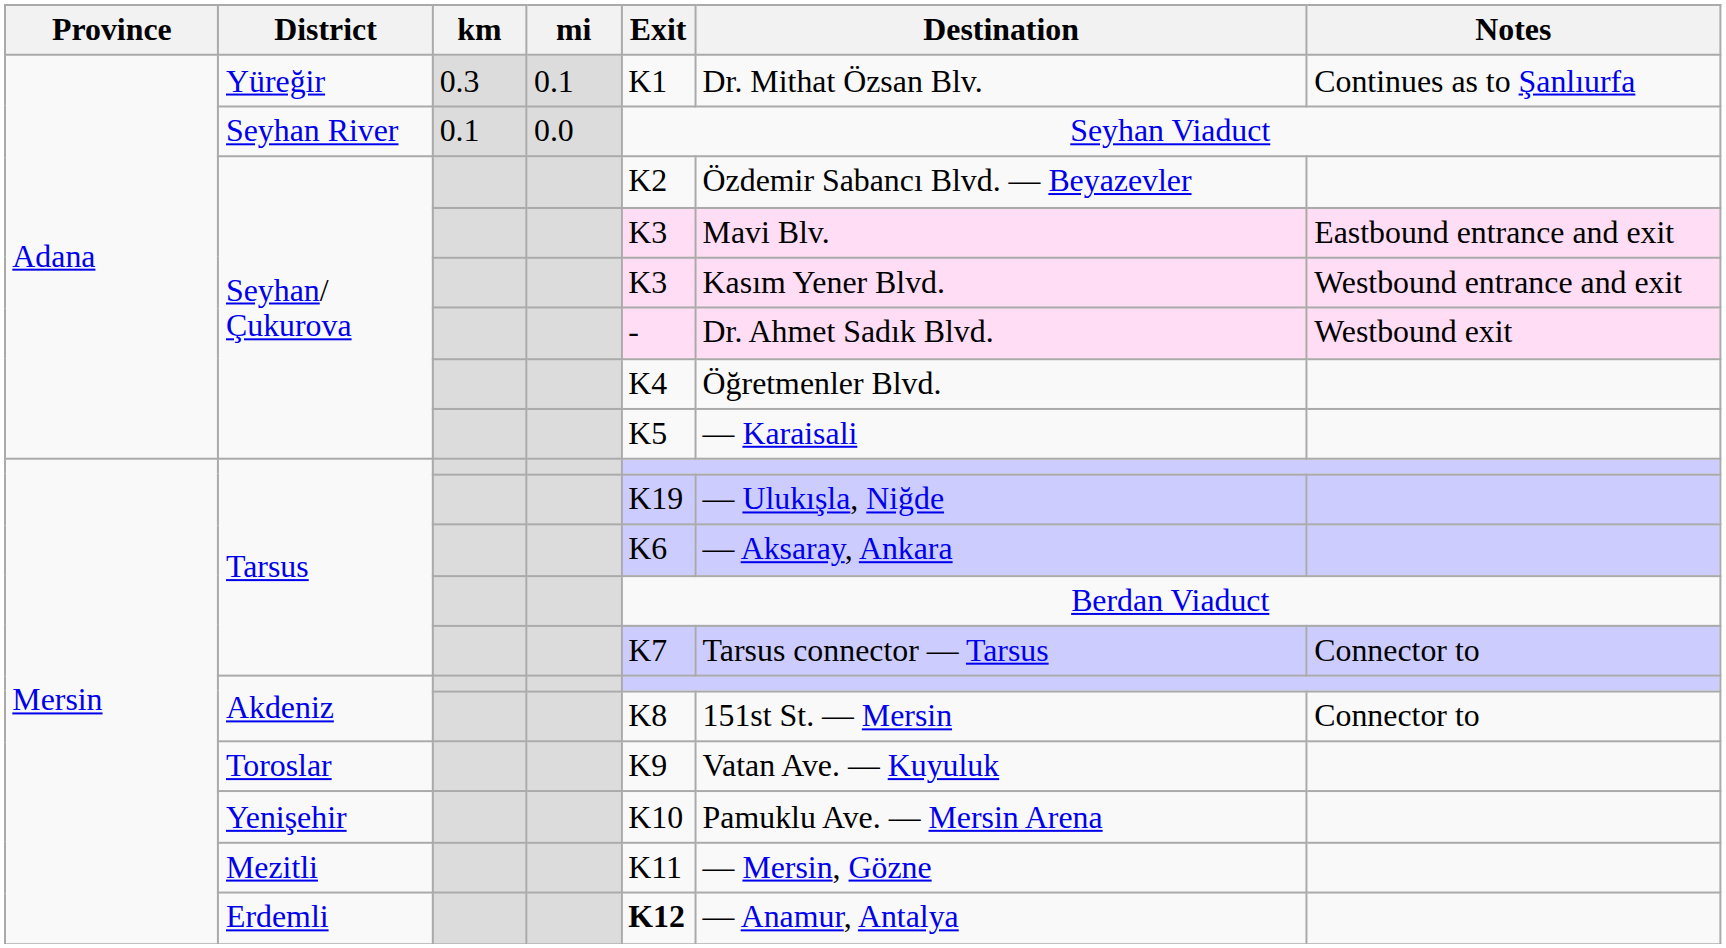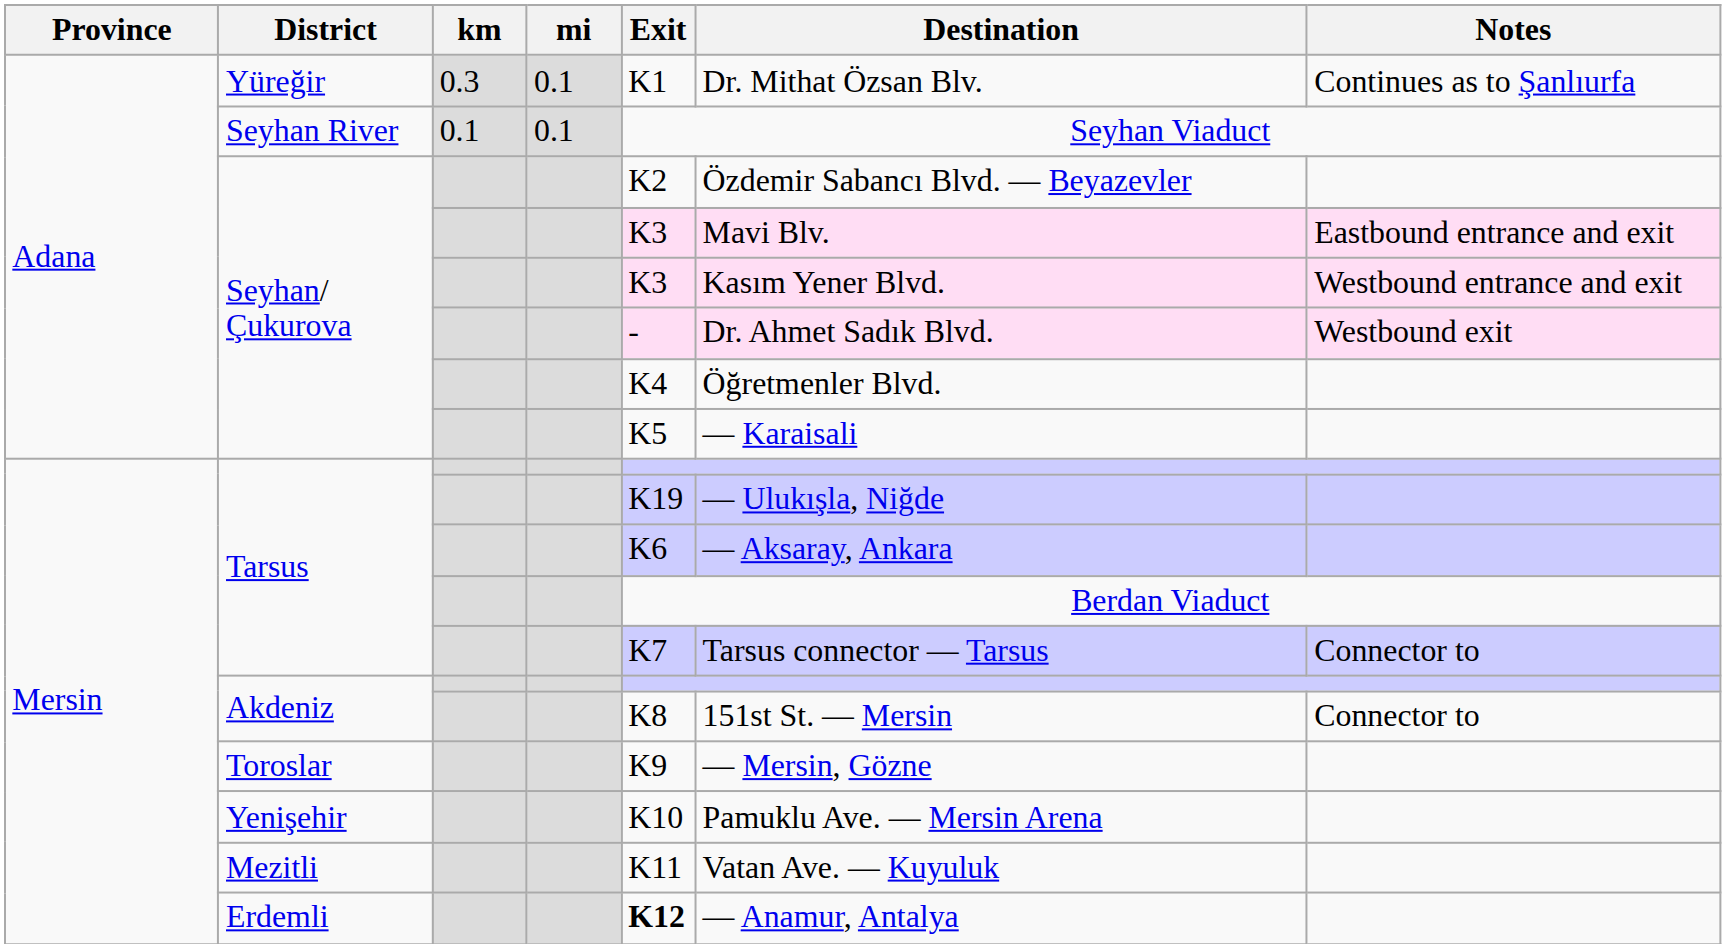(554, 130) 0.0 -> (554, 130) 0.1
(851, 766) Vatan Ave. — Kuyuluk -> (817, 766) — Mersin, Gözne
(817, 867) — Mersin, Gözne -> (851, 867) Vatan Ave. — Kuyuluk
